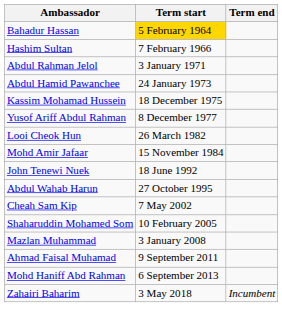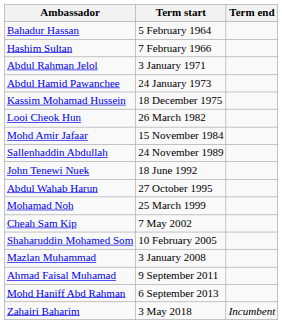(175, 30) gold background -> (175, 30) no background
- row: (66, 118)
+ row: (57, 153)
+ row: (40, 205)
